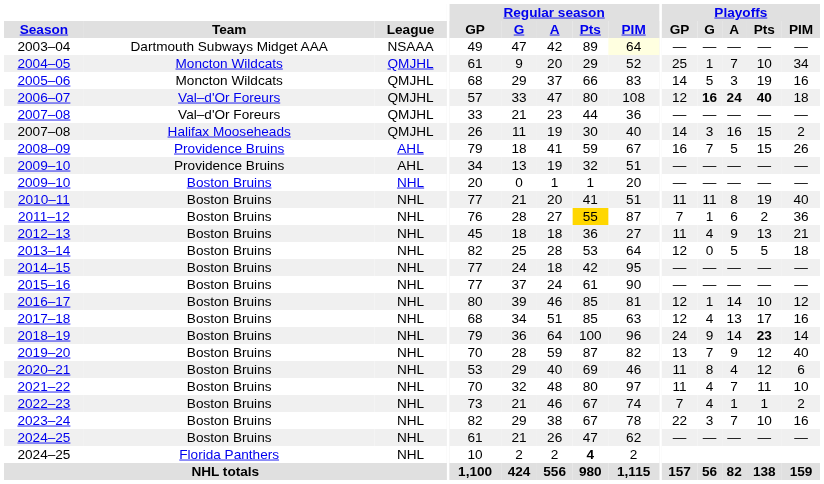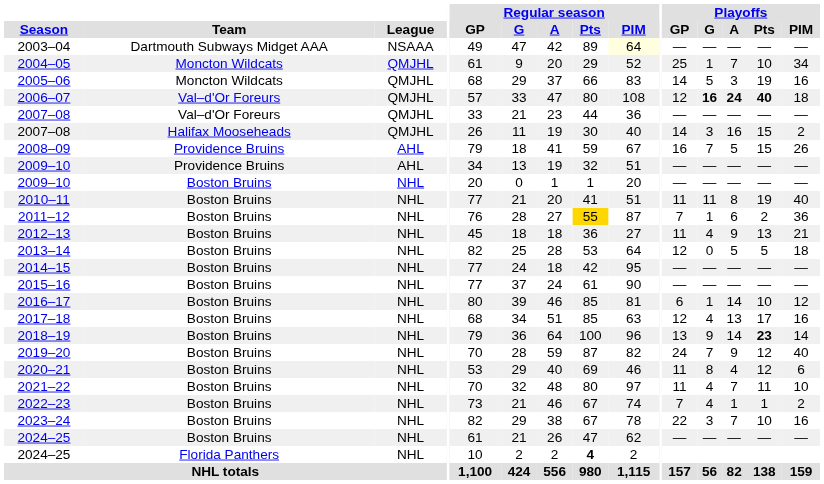(679, 301) 12 -> (679, 301) 6
(679, 335) 24 -> (679, 335) 13
(679, 352) 13 -> (679, 352) 24
